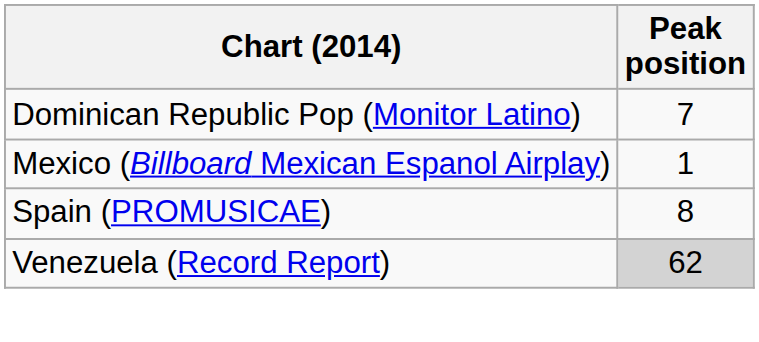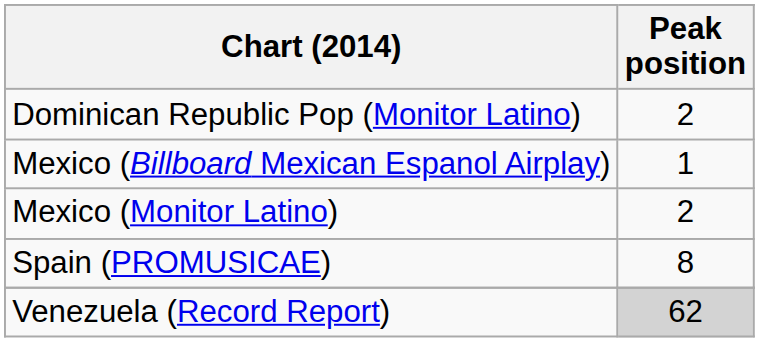(685, 113) 7 -> (685, 113) 2
+ row: (175, 212)
